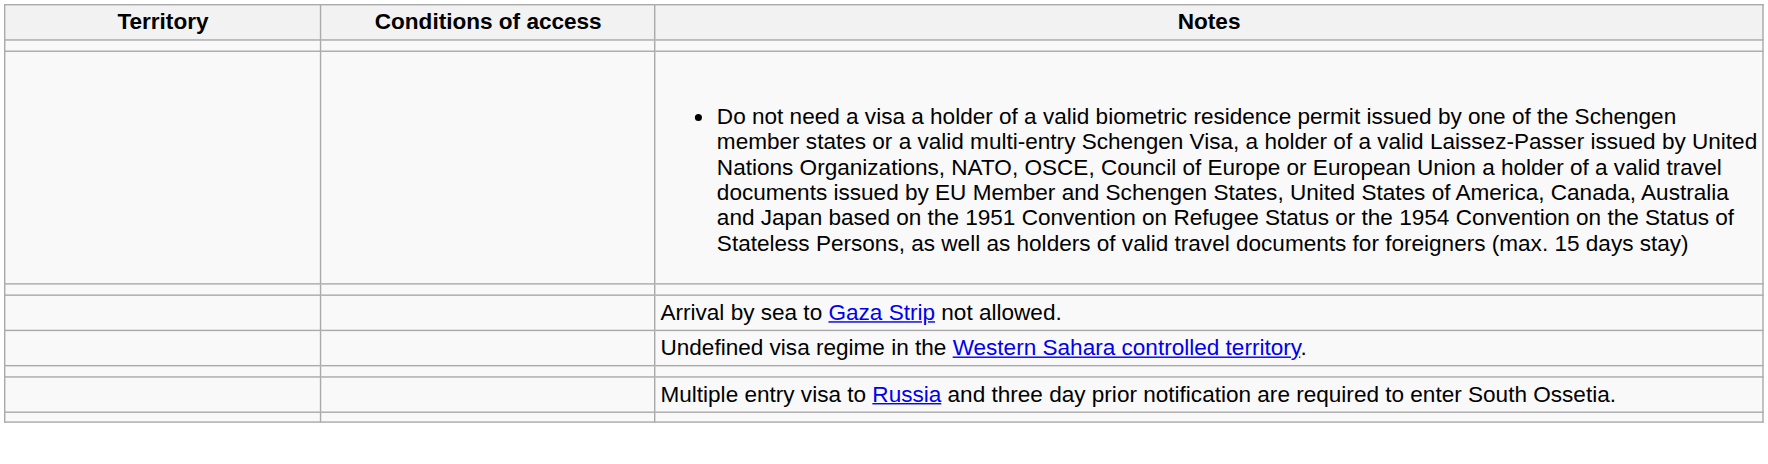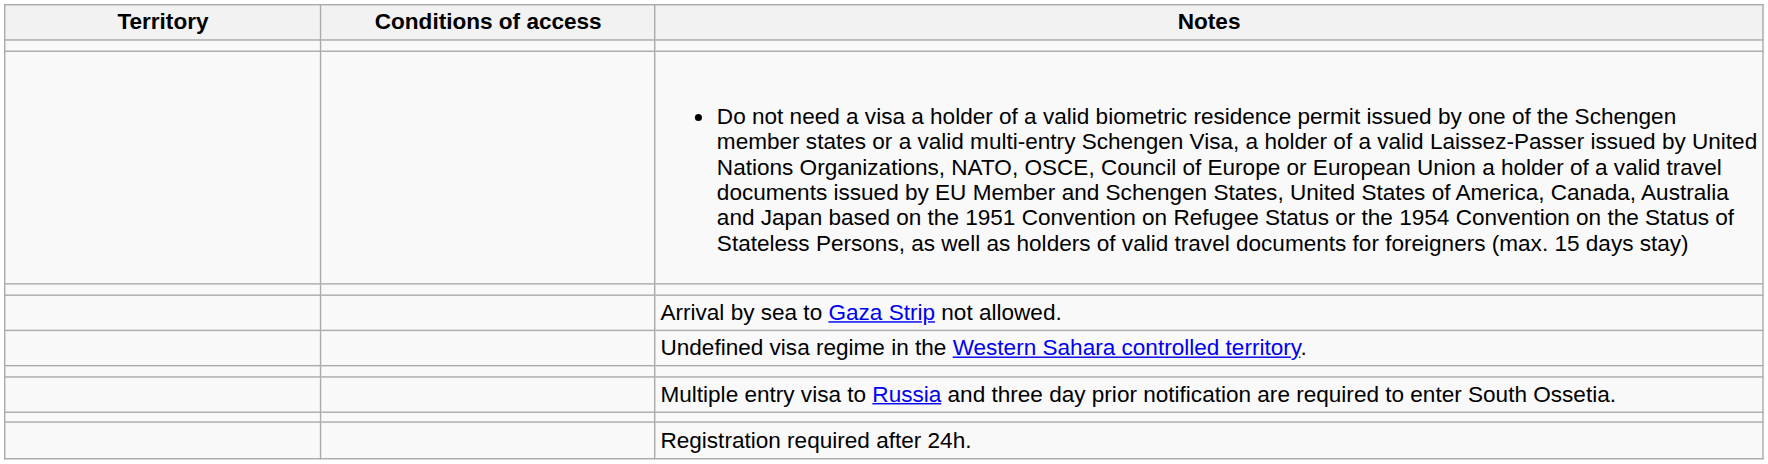+ row: (163, 440)
